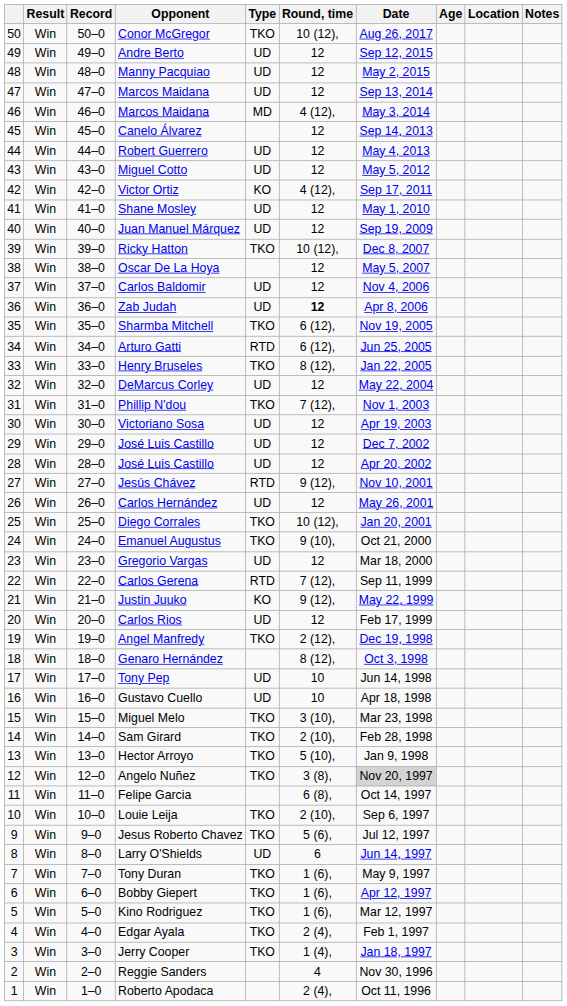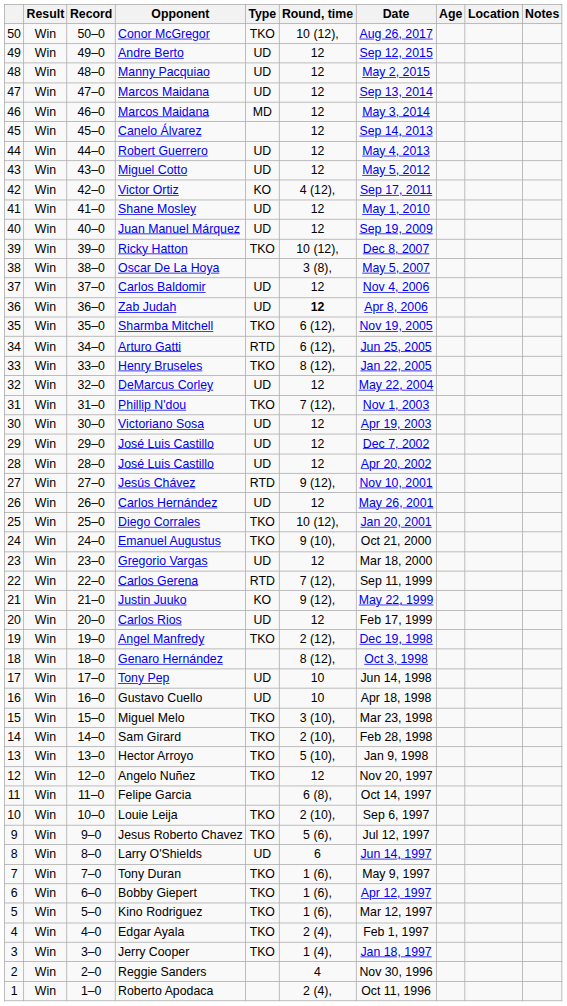(317, 111) 4 (12), -> (317, 111) 12
(317, 268) 12 -> (317, 268) 3 (8),
(317, 776) 3 (8), -> (317, 776) 12
(396, 776) lightgrey background -> (396, 776) no background
